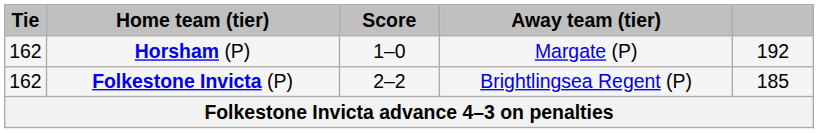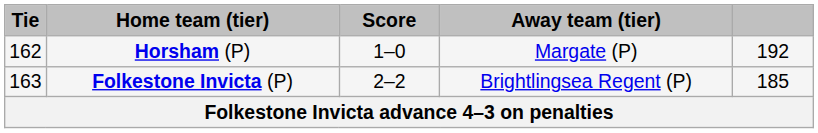(25, 82) 162 -> (25, 82) 163
